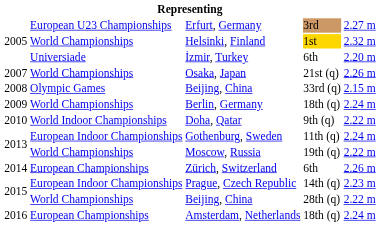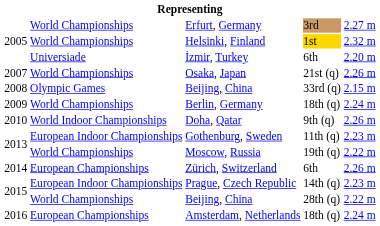(101, 25) European U23 Championships -> (82, 25) World Championships
(360, 120) 2.22 m -> (360, 120) 2.26 m
(360, 136) 2.24 m -> (360, 136) 2.23 m
